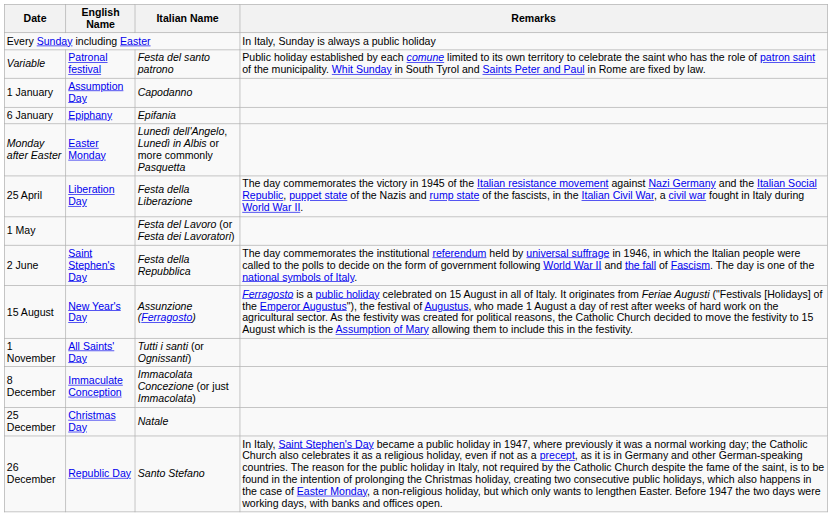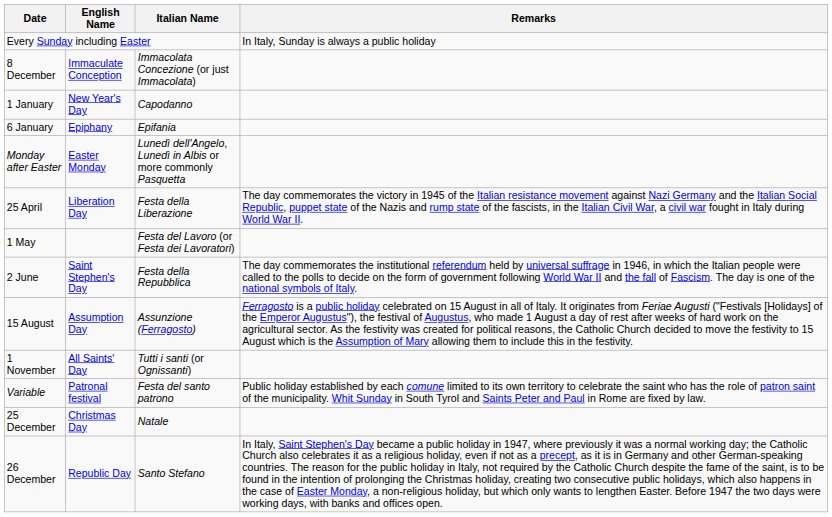rows swapped: (26, 64) <-> (31, 387)
(96, 92) Assumption Day -> (94, 104) New Year's Day
(94, 312) New Year's Day -> (96, 323) Assumption Day
